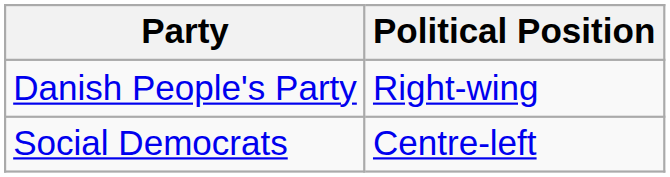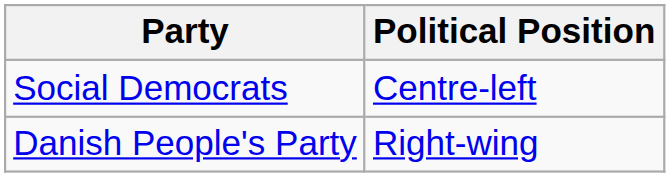rows swapped: (150, 143) <-> (185, 87)
